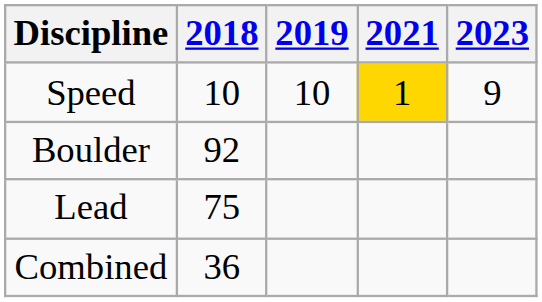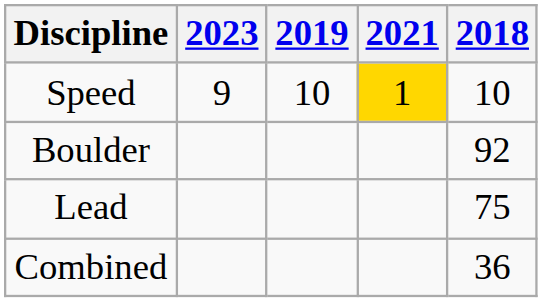columns swapped: (222, 33) <-> (492, 33)
